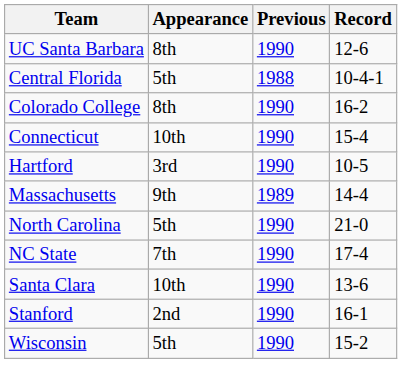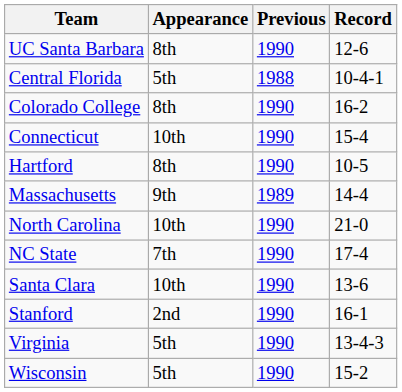(165, 166) 3rd -> (164, 166) 8th
(164, 225) 5th -> (169, 225) 10th
+ row: (39, 343)
